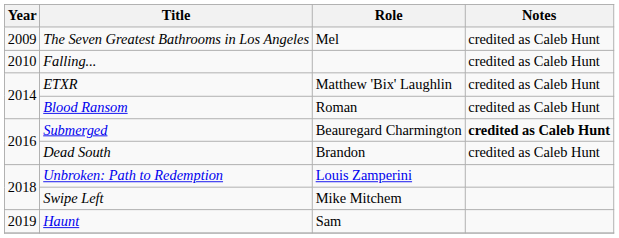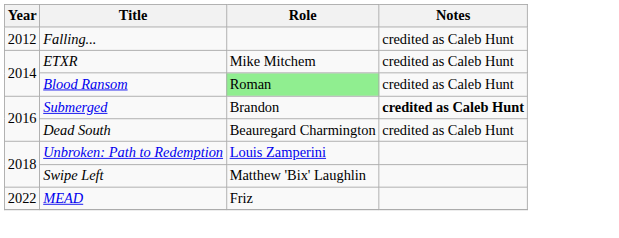- row: (176, 38)
(22, 61) 2010 -> (22, 38) 2012
(384, 84) Matthew 'Bix' Laughlin -> (273, 61) Mike Mitchem
(336, 107) no background -> (250, 84) lightgreen background
(389, 130) Beauregard Charmington -> (254, 107) Brandon
(340, 152) Brandon -> (303, 130) Beauregard Charmington
(359, 198) Mike Mitchem -> (298, 175) Matthew 'Bix' Laughlin
- row: (61, 221)
+ row: (63, 198)
